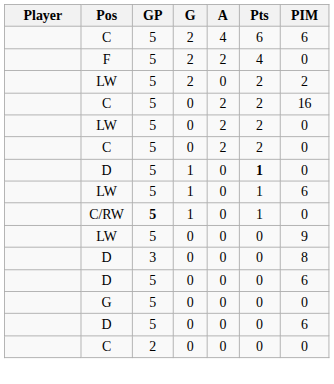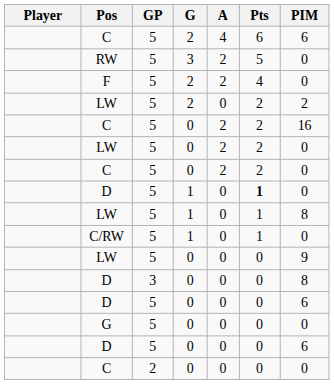+ row: (107, 59)
(305, 192) 6 -> (305, 214) 8
(153, 214) bold -> (153, 236) normal
